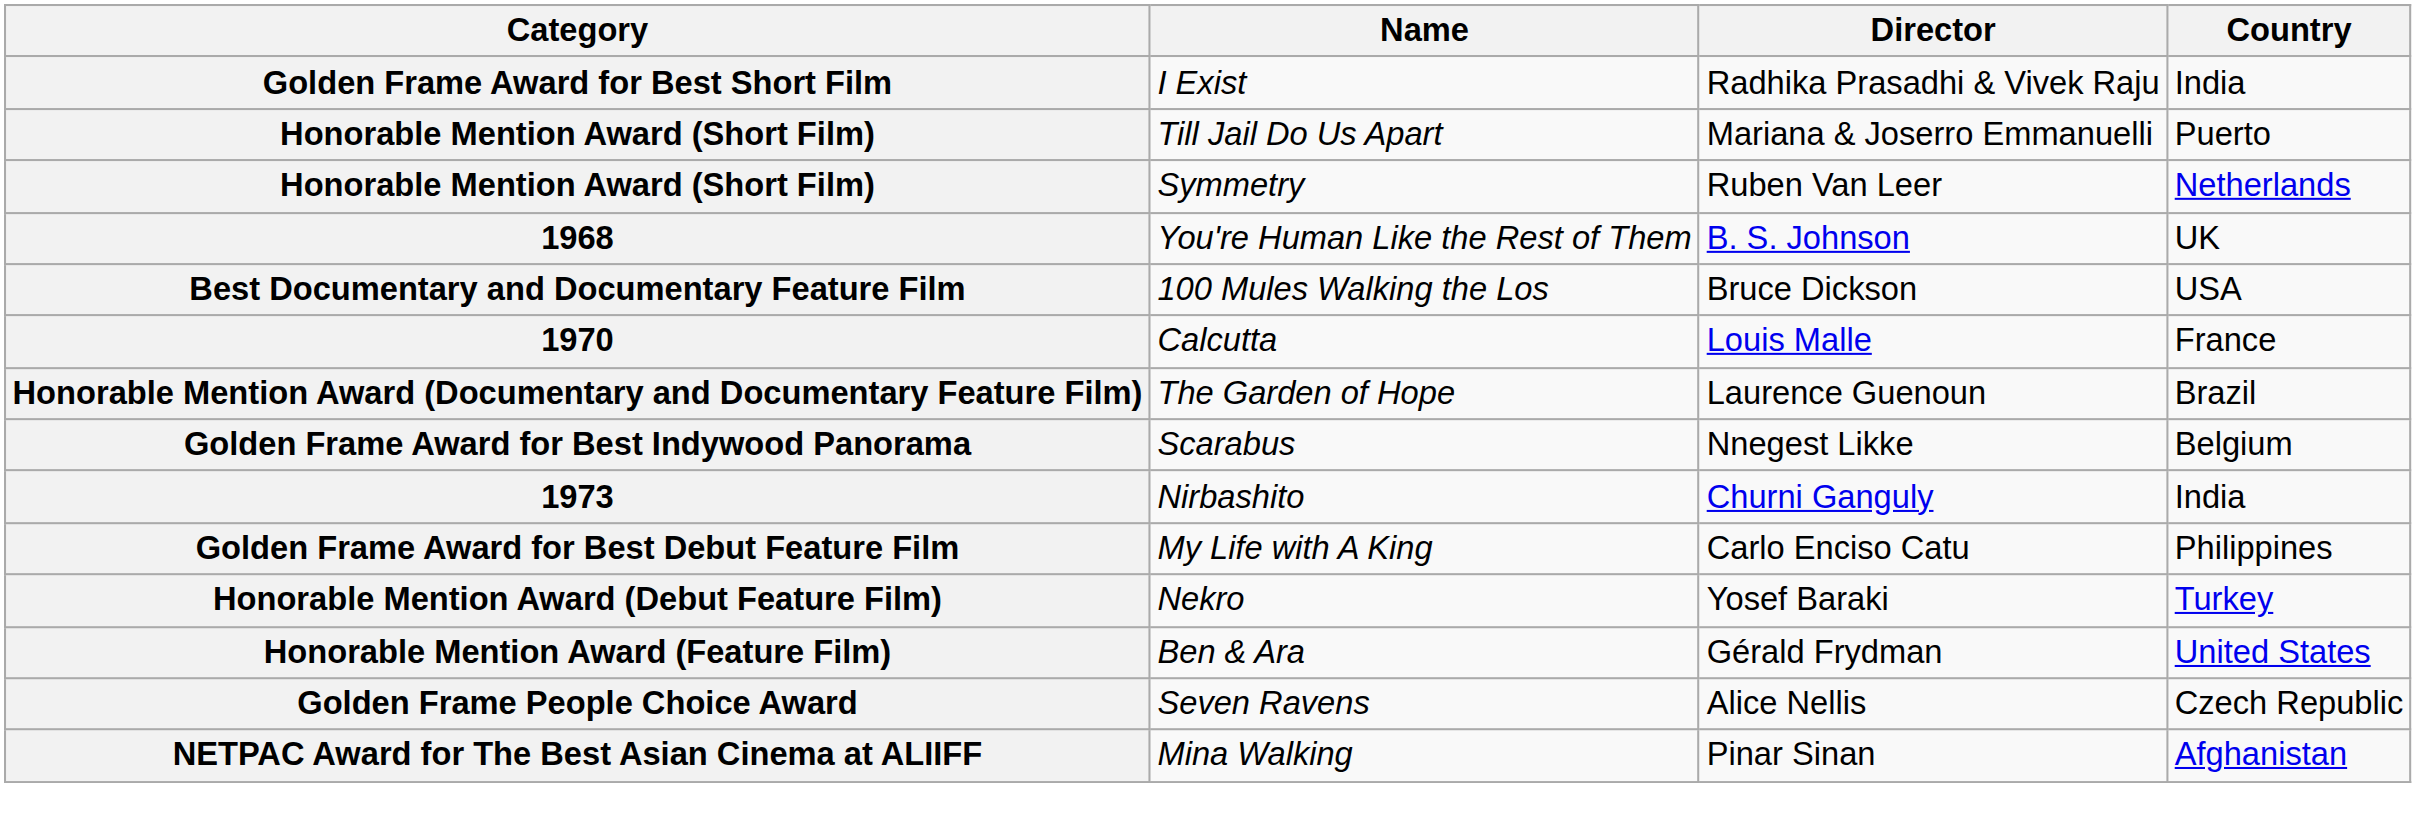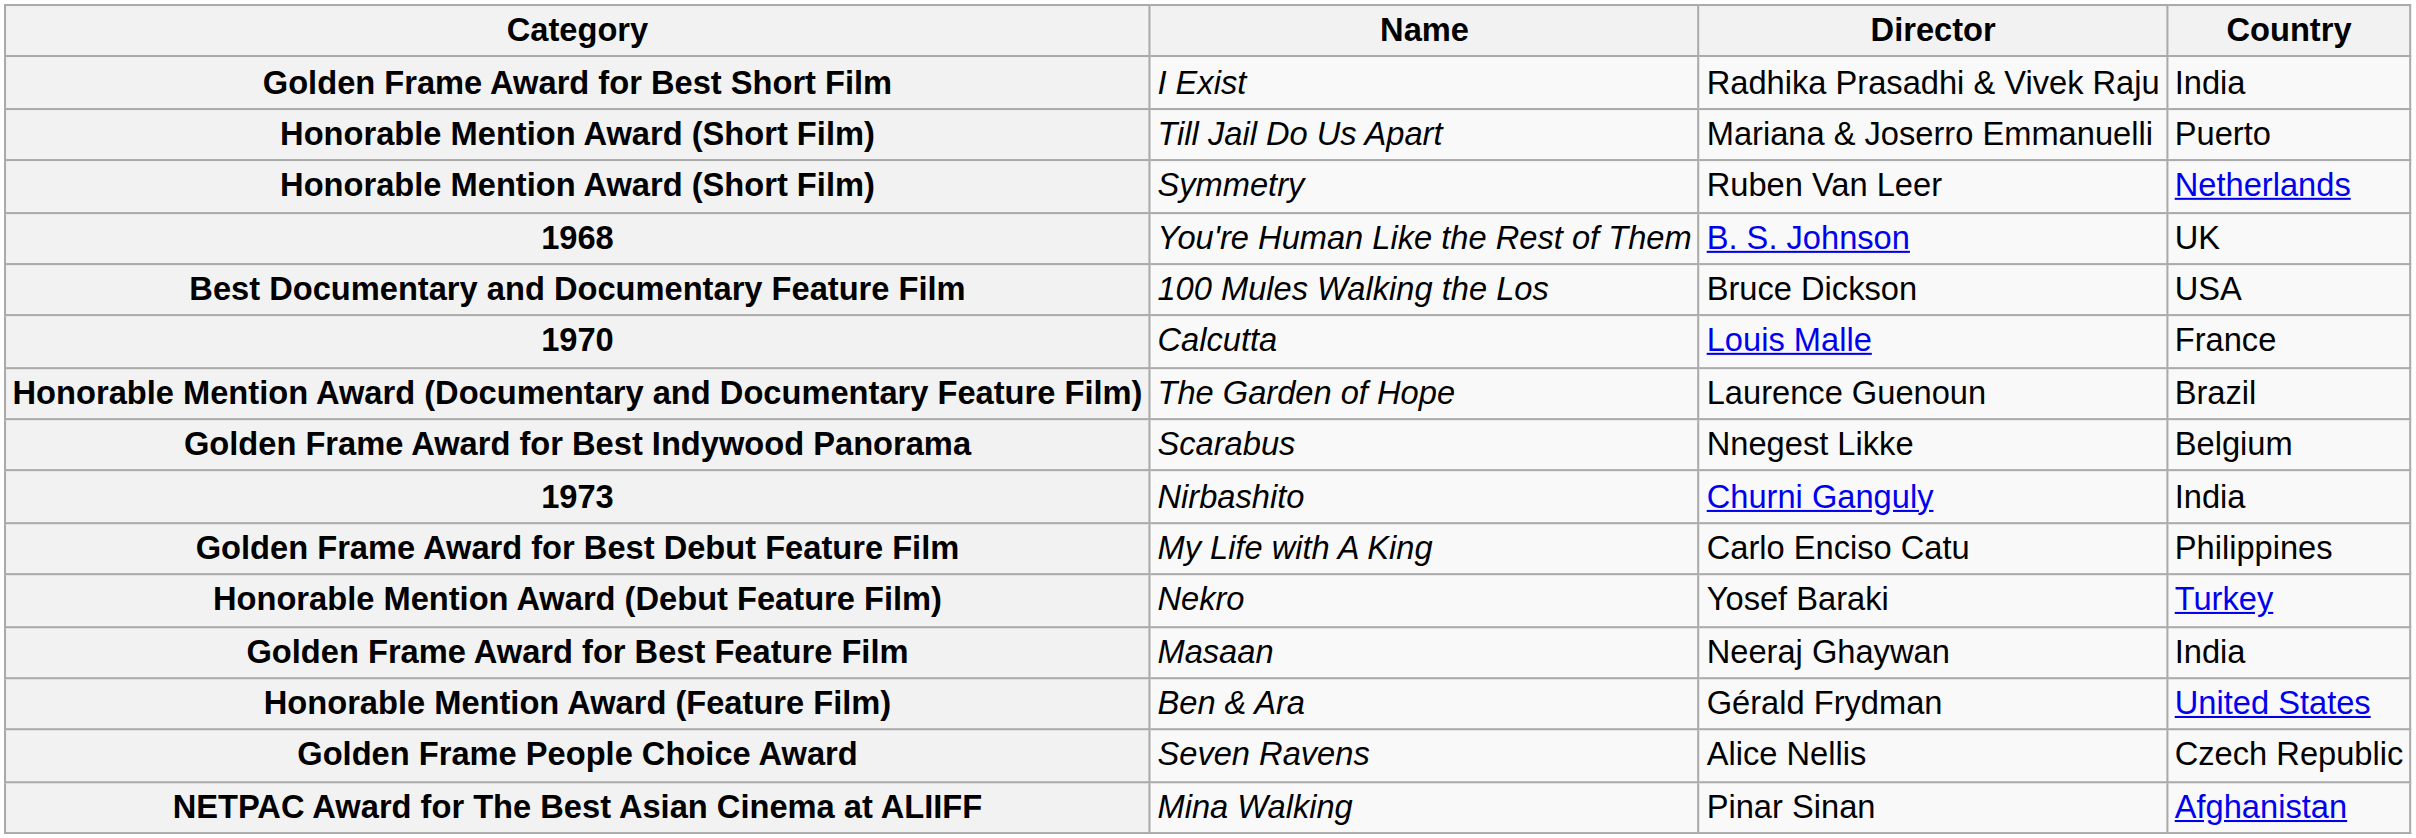+ row: (1216, 651)
